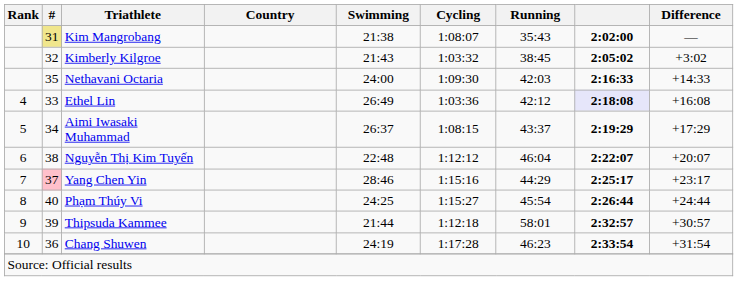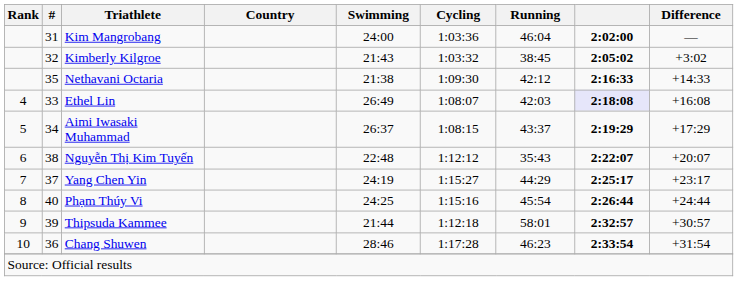(52, 36) khaki background -> (52, 36) no background
(378, 36) 21:38 -> (378, 36) 24:00
(458, 36) 1:08:07 -> (458, 36) 1:03:36
(535, 36) 35:43 -> (535, 36) 46:04
(378, 79) 24:00 -> (378, 79) 21:38
(535, 79) 42:03 -> (535, 79) 42:12
(458, 100) 1:03:36 -> (458, 100) 1:08:07
(535, 100) 42:12 -> (535, 100) 42:03
(535, 158) 46:04 -> (535, 158) 35:43
(52, 179) pink background -> (52, 179) no background
(378, 179) 28:46 -> (378, 179) 24:19
(458, 179) 1:15:16 -> (458, 179) 1:15:27
(458, 200) 1:15:27 -> (458, 200) 1:15:16
(378, 243) 24:19 -> (378, 243) 28:46
